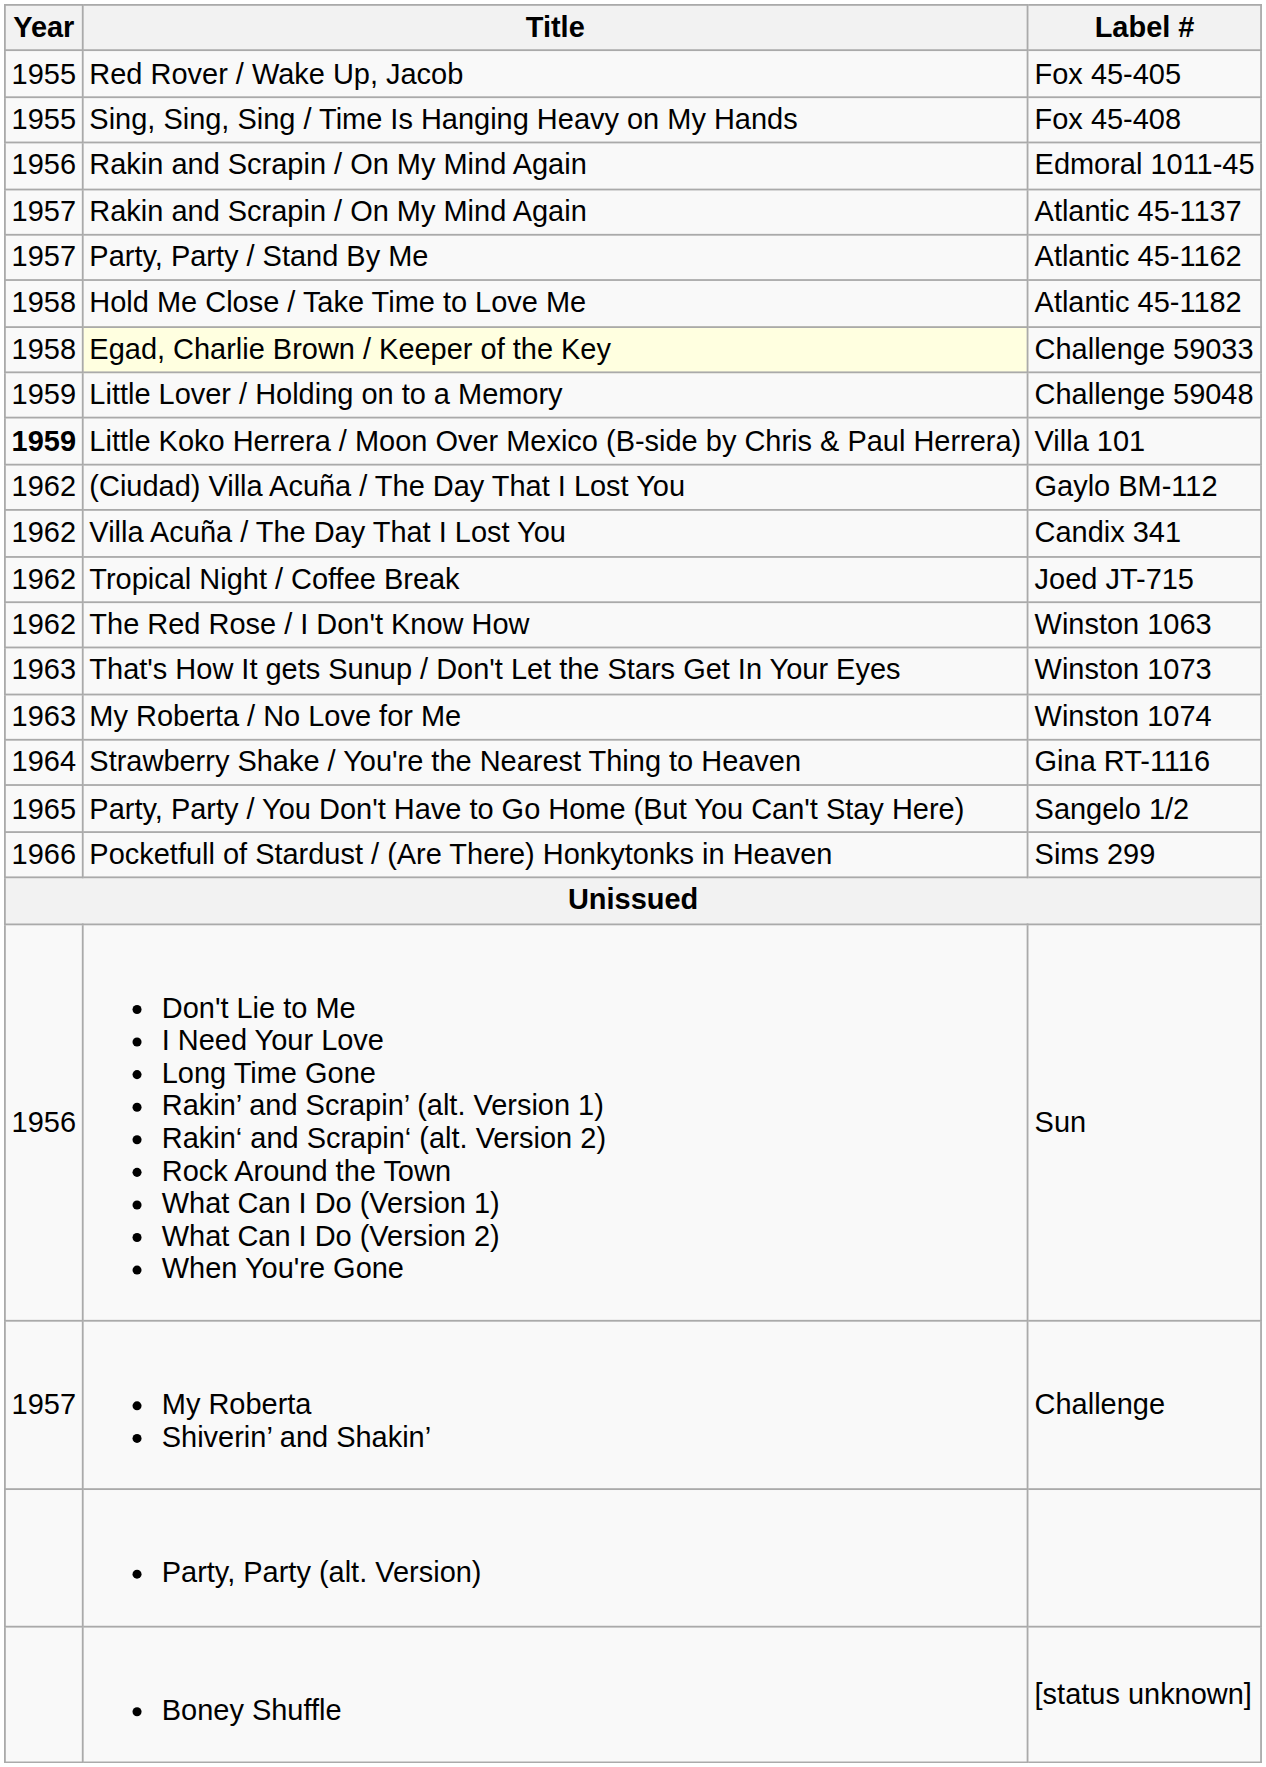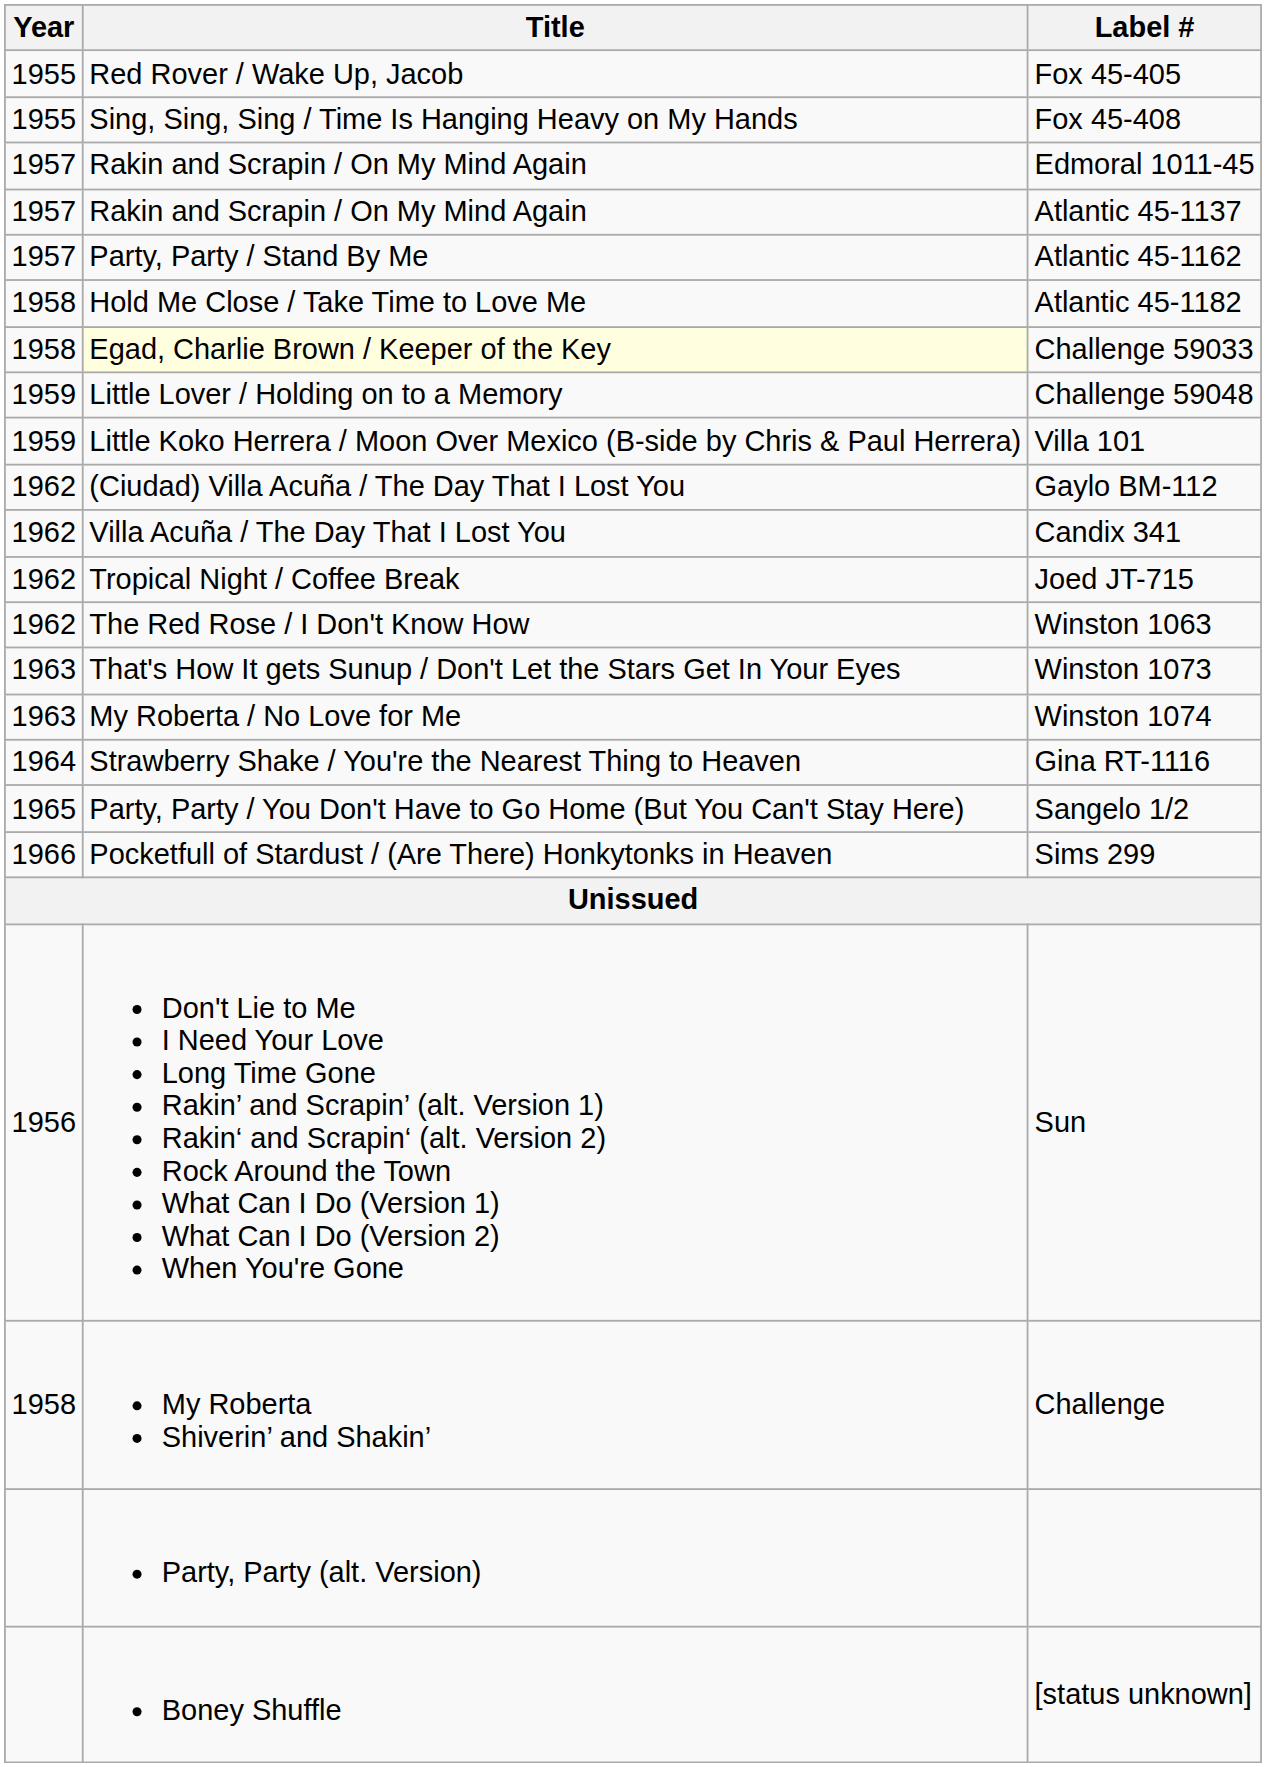(44, 165) 1956 -> (44, 165) 1957
(44, 440) bold -> (44, 440) normal
(44, 1404) 1957 -> (44, 1404) 1958
